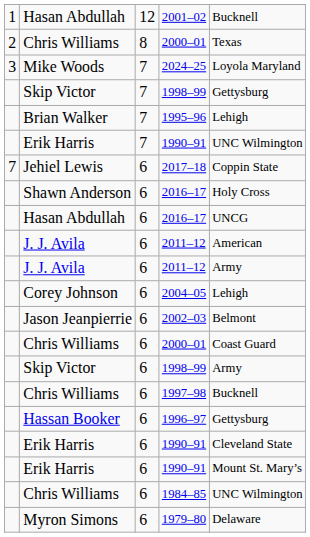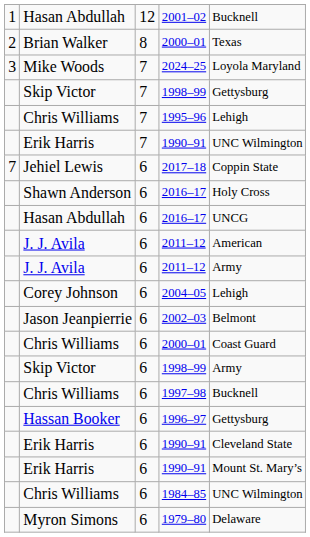(71, 42) Chris Williams -> (65, 42) Brian Walker
(65, 117) Brian Walker -> (71, 117) Chris Williams
